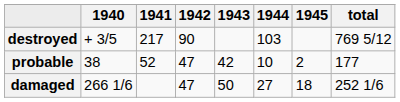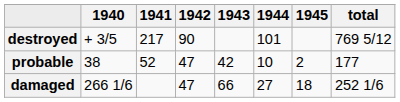(269, 39) 103 -> (269, 39) 101
(226, 85) 50 -> (226, 85) 66
